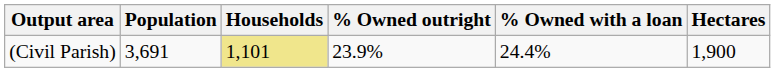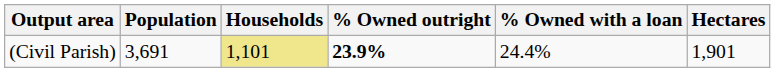(358, 51) normal -> (359, 51) bold
(714, 51) 1,900 -> (714, 51) 1,901
